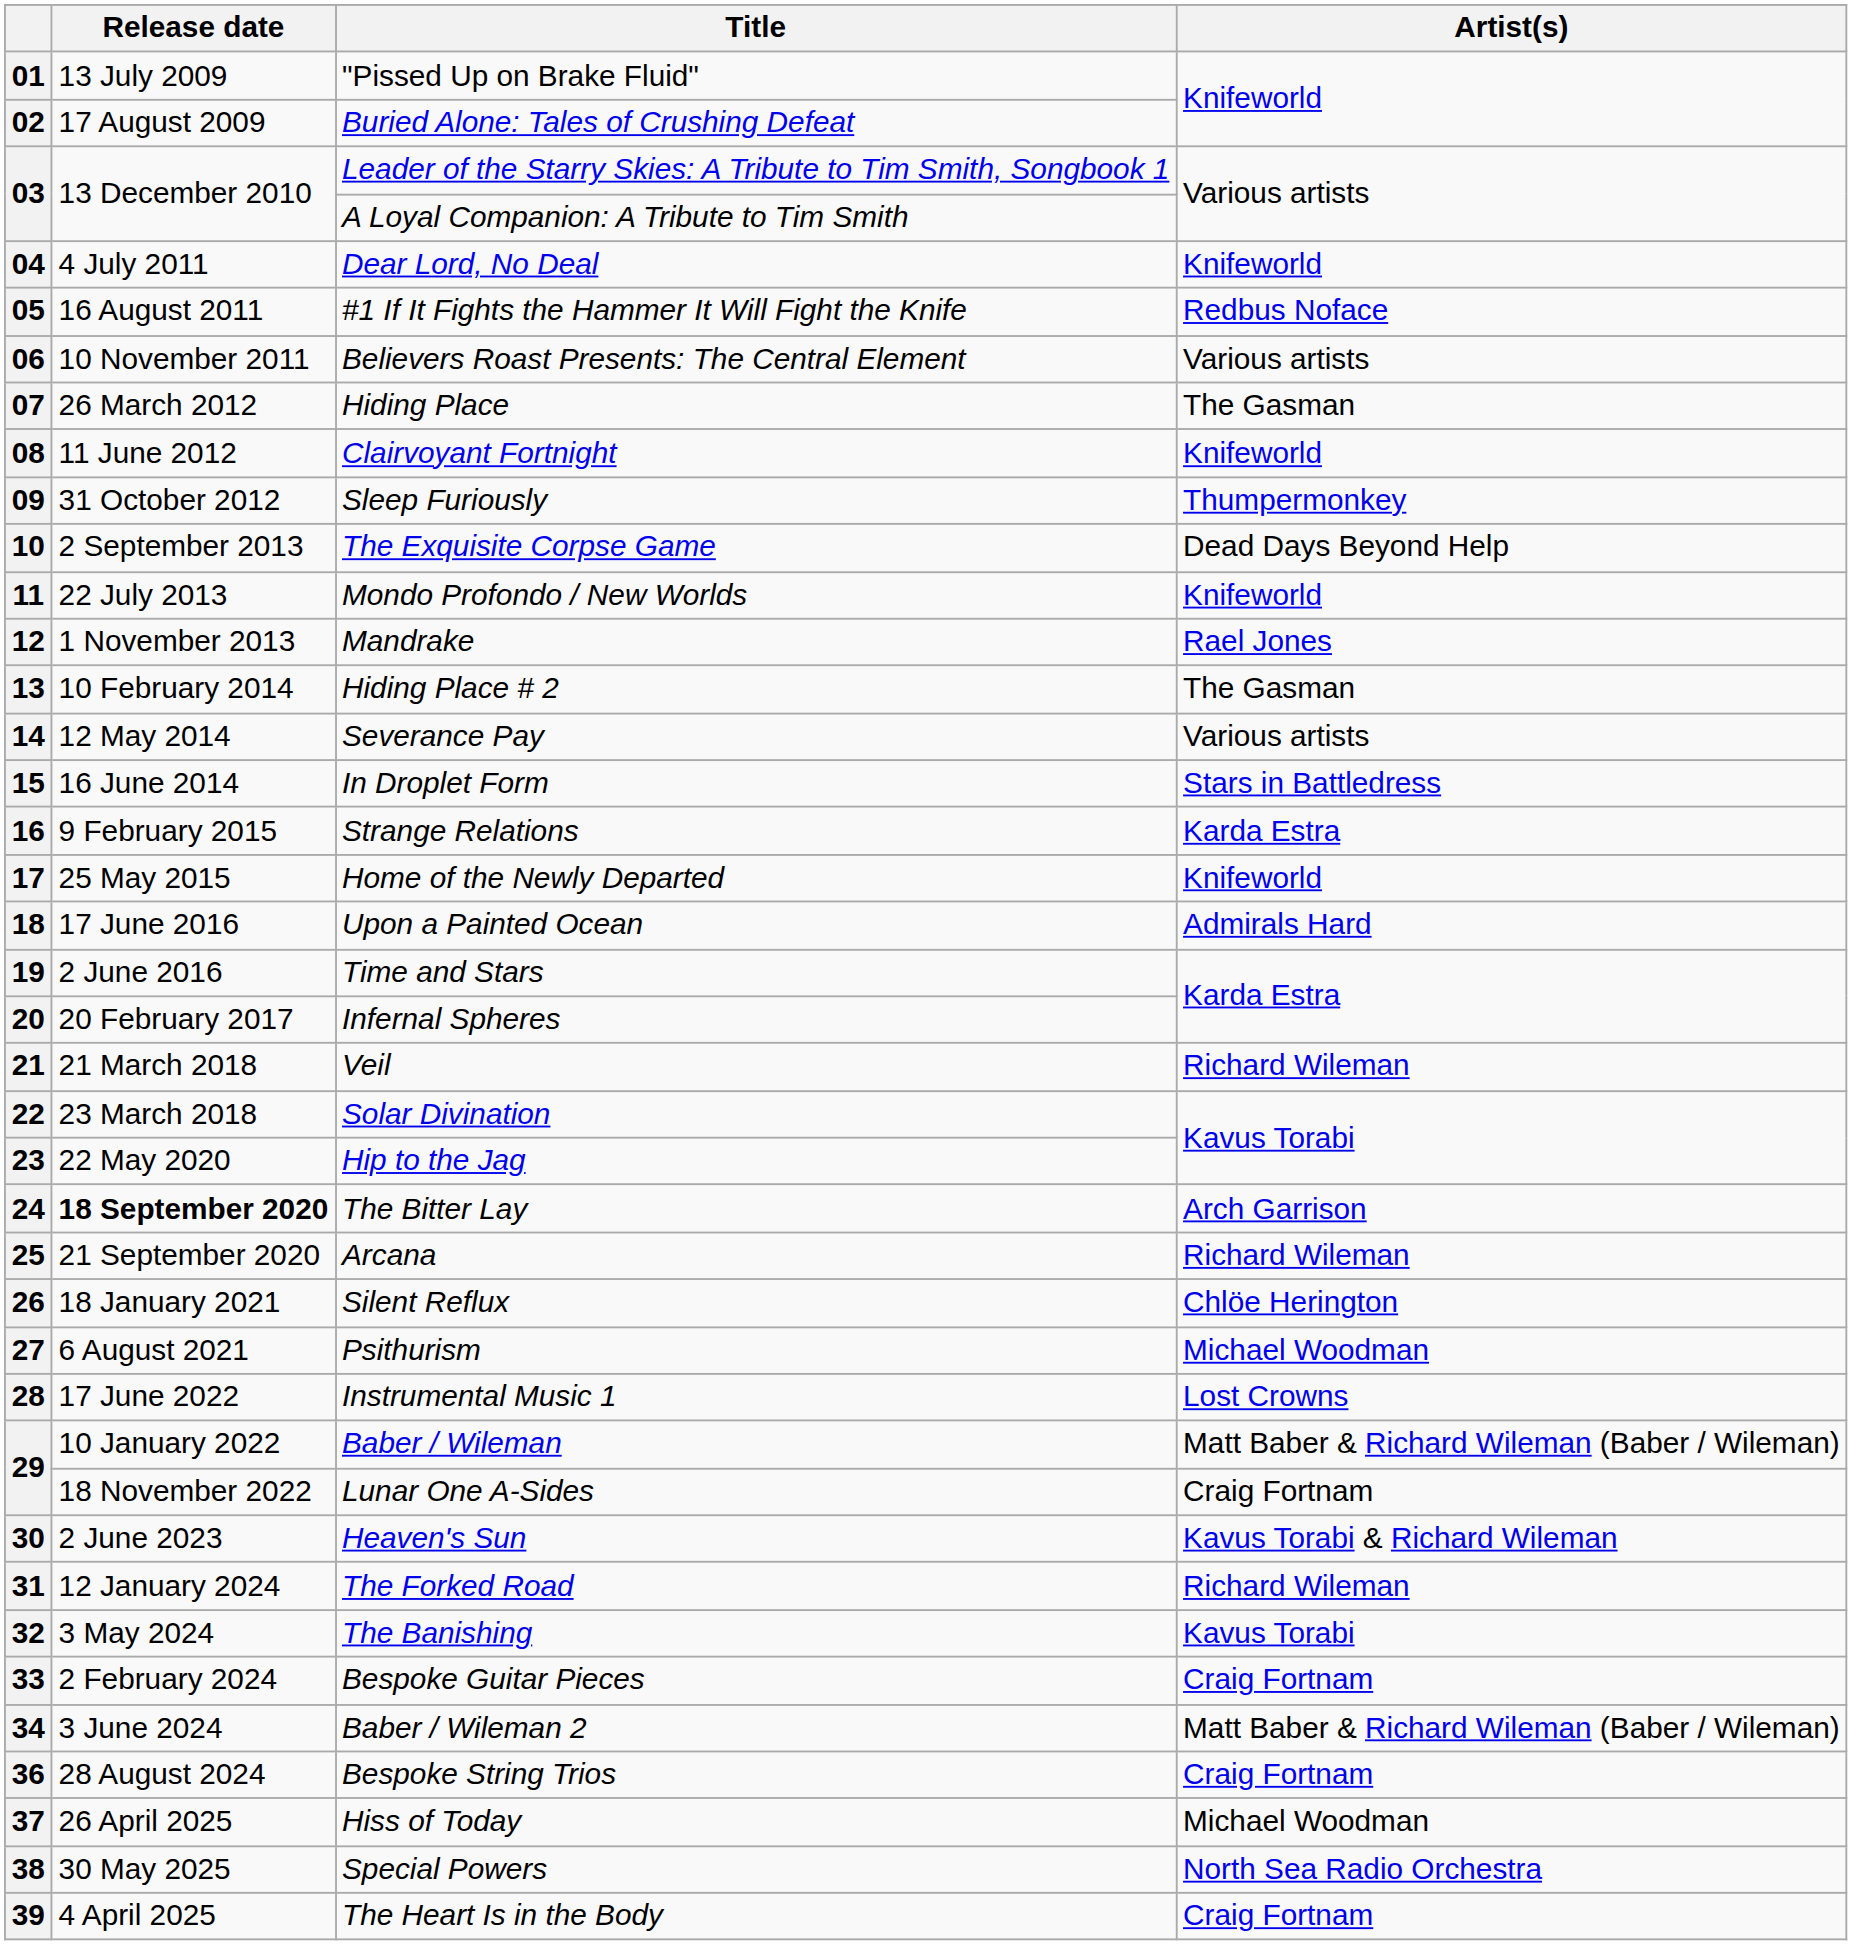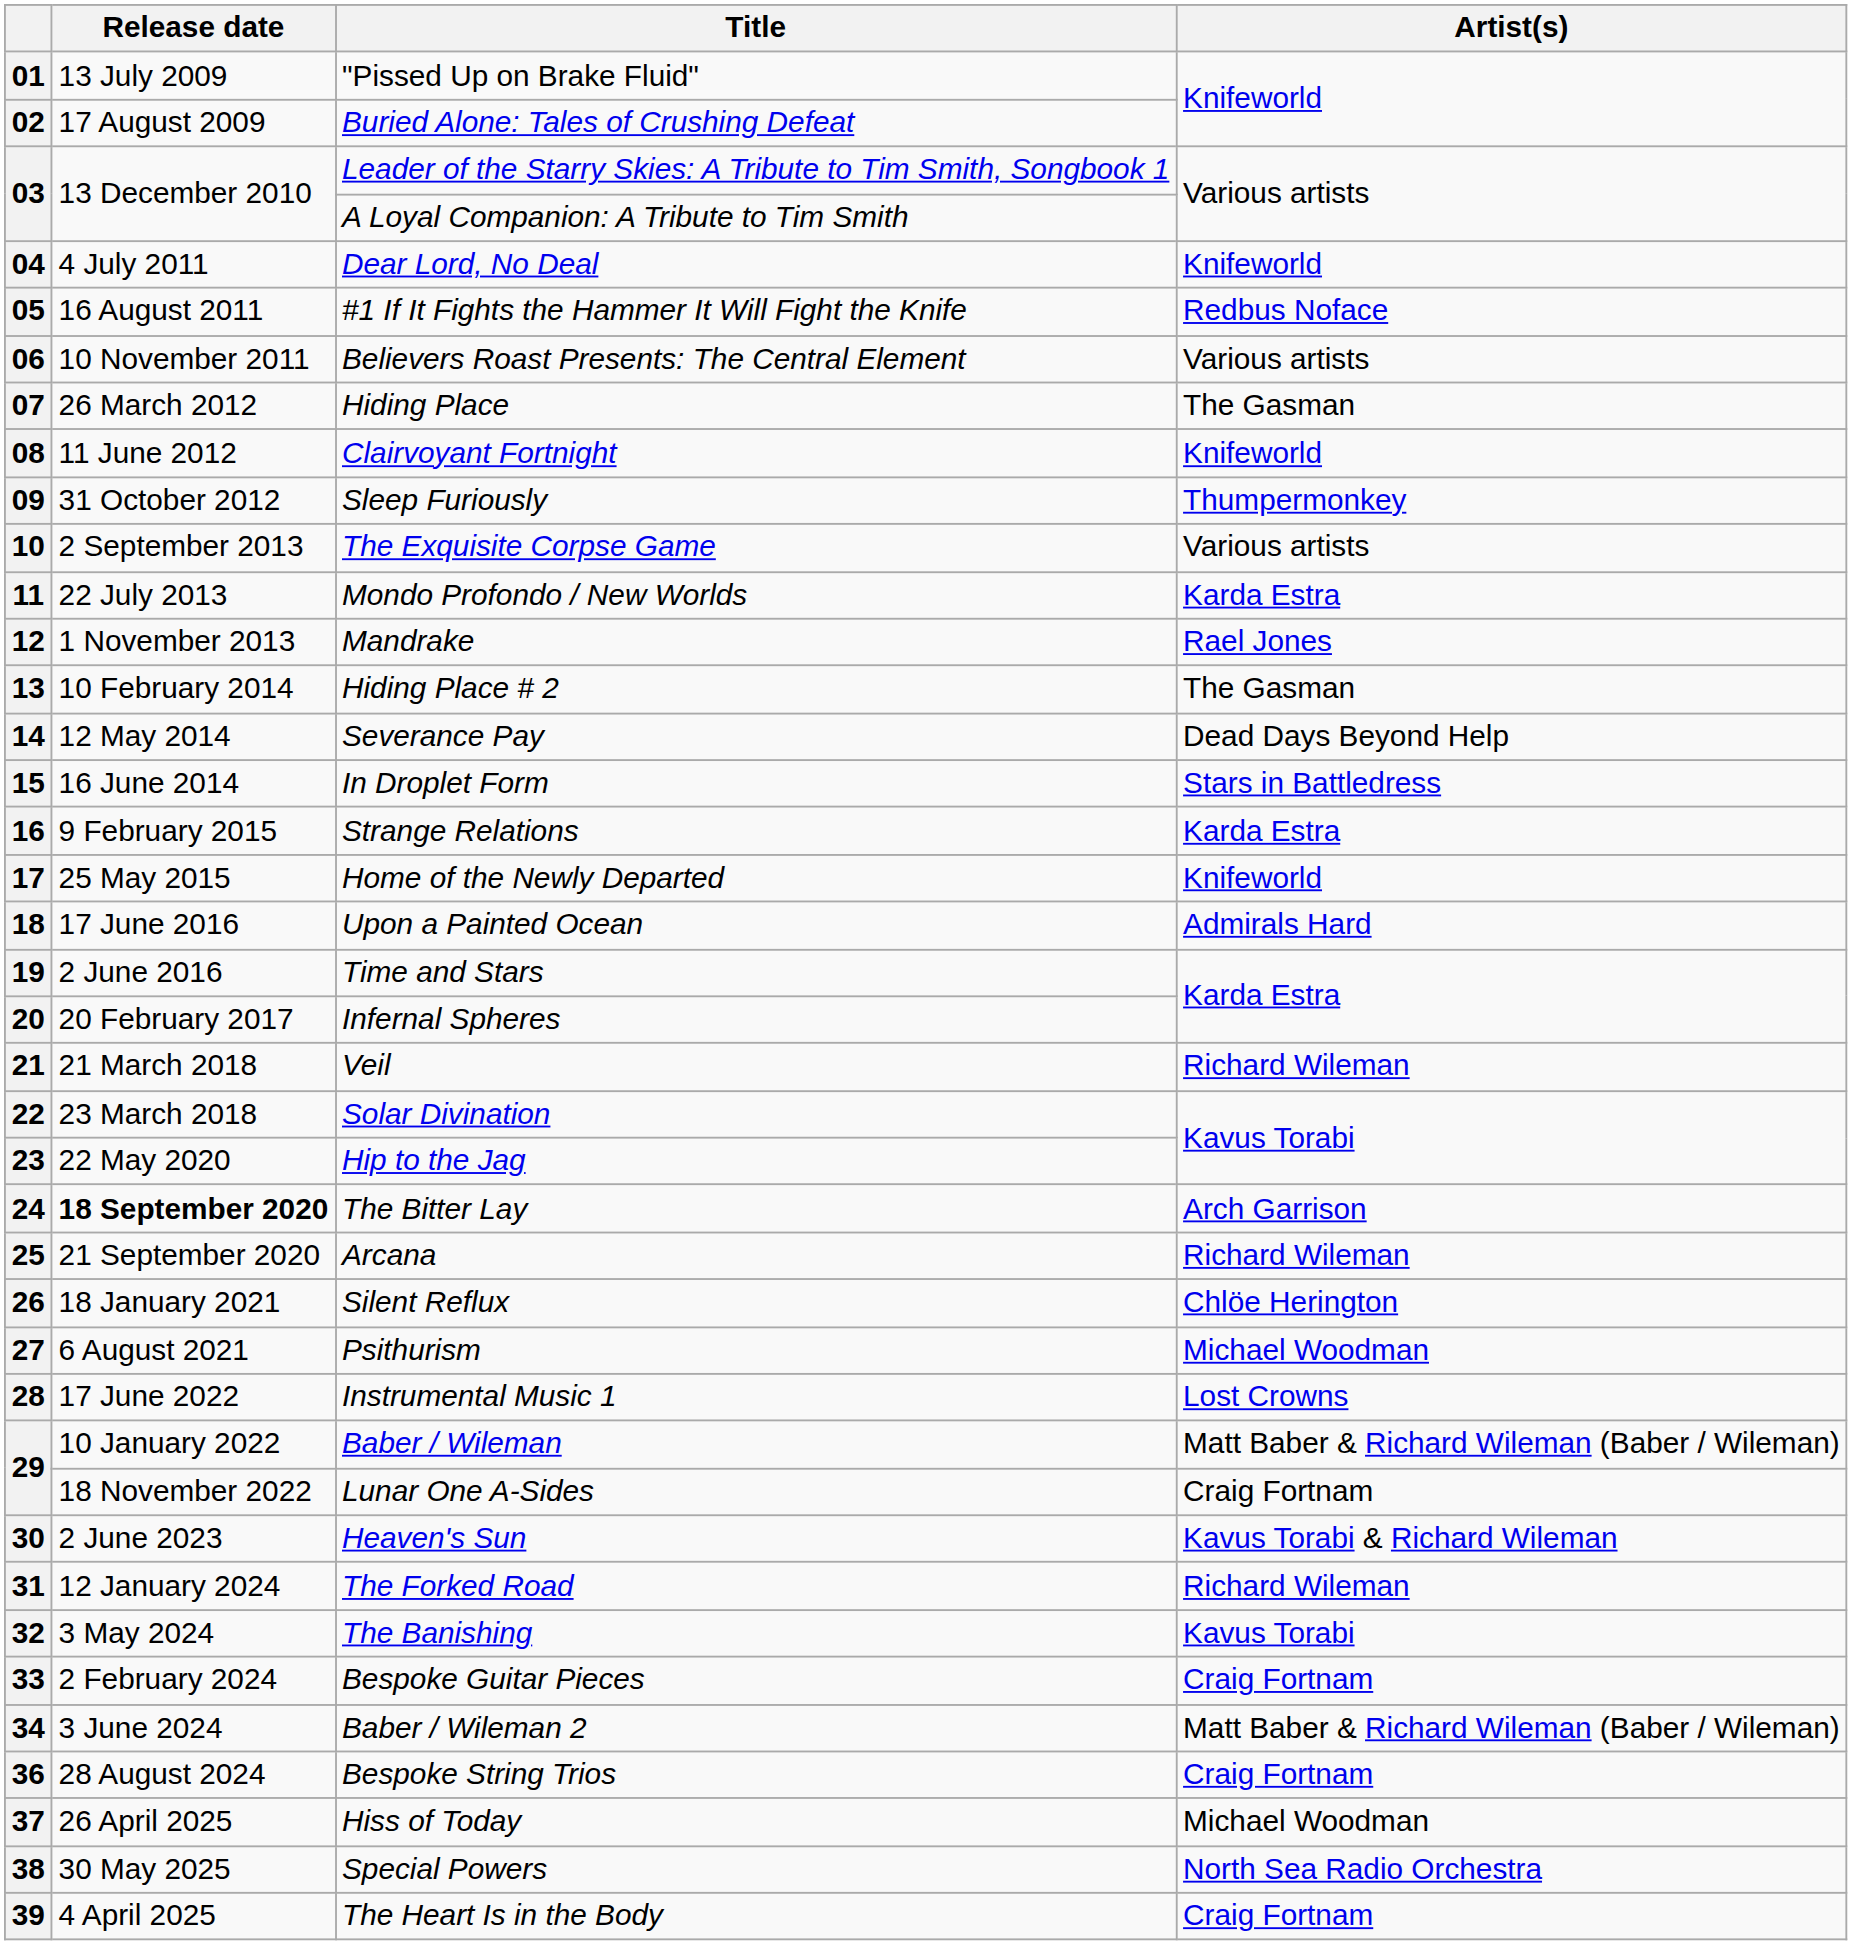(1346, 547) Dead Days Beyond Help -> (1276, 547) Various artists
(1253, 594) Knifeworld -> (1262, 594) Karda Estra
(1276, 736) Various artists -> (1346, 736) Dead Days Beyond Help
